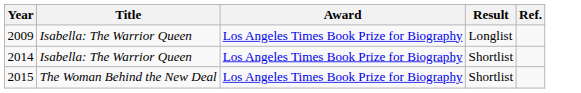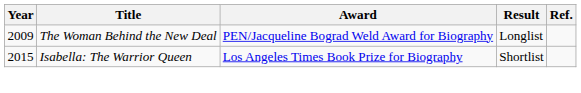(116, 35) Isabella: The Warrior Queen -> (128, 35) The Woman Behind the New Deal
(343, 35) Los Angeles Times Book Prize for Biography -> (358, 35) PEN/Jacqueline Bograd Weld Award for Biography
- row: (21, 56)
(128, 77) The Woman Behind the New Deal -> (116, 56) Isabella: The Warrior Queen
